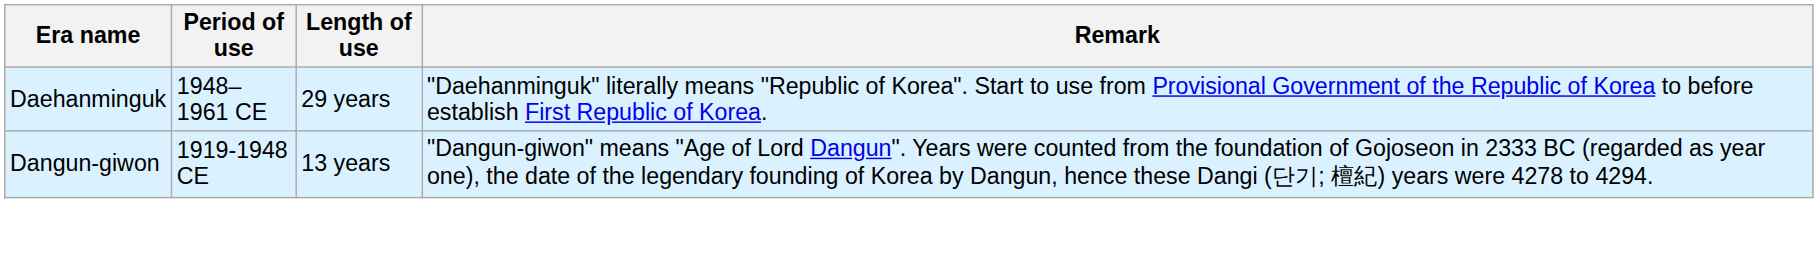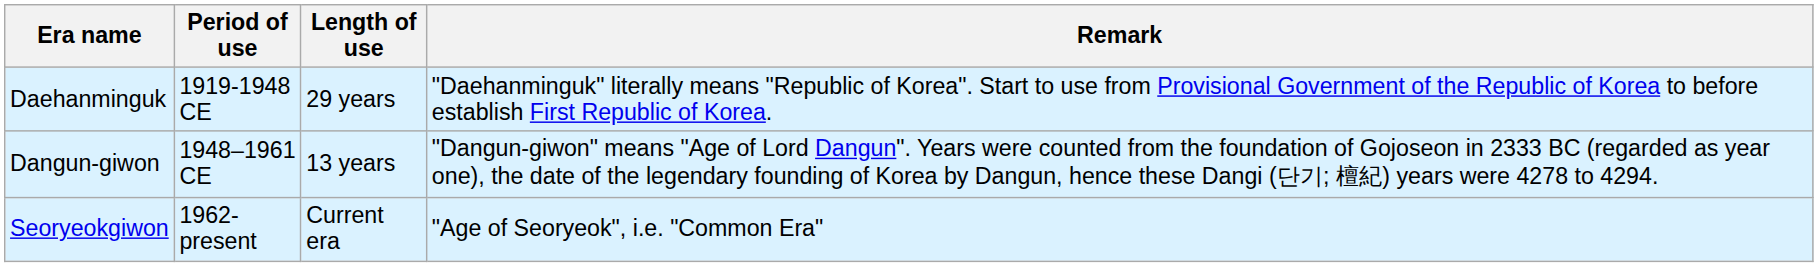(222, 98) 1948–1961 CE -> (235, 98) 1919-1948 CE
(232, 163) 1919-1948 CE -> (237, 163) 1948–1961 CE
+ row: (89, 228)
